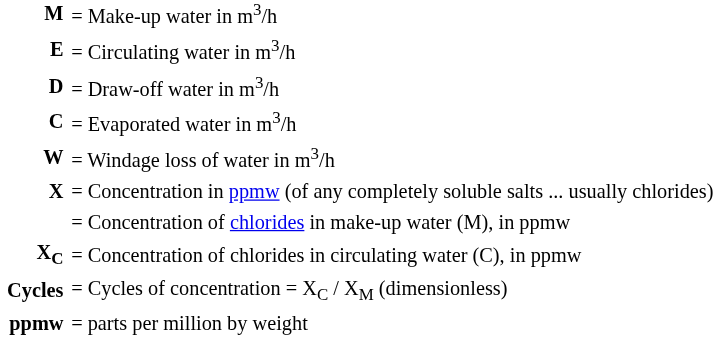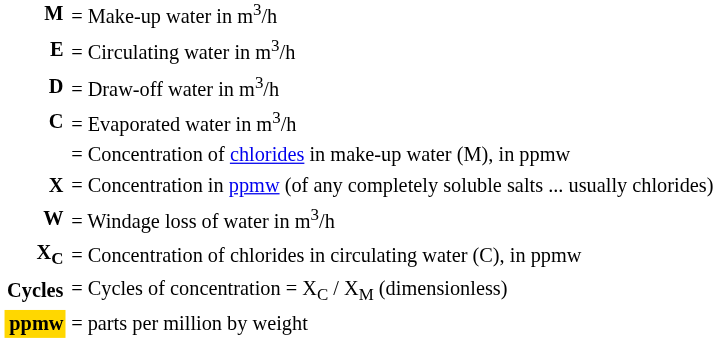rows swapped: (203, 158) <-> (321, 221)
(36, 323) no background -> (36, 323) gold background
